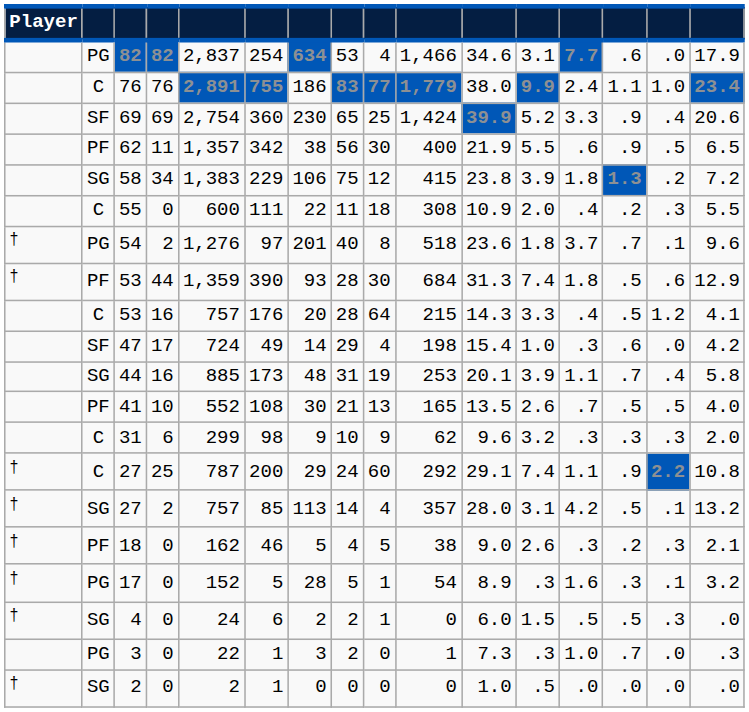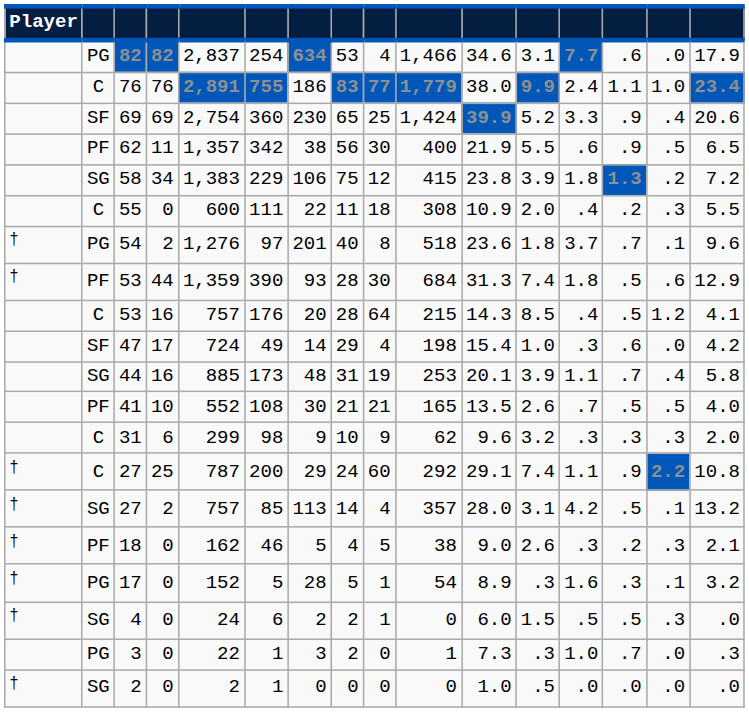(538, 316) 3.3 -> (538, 316) 8.5
(379, 408) 13 -> (379, 408) 21
